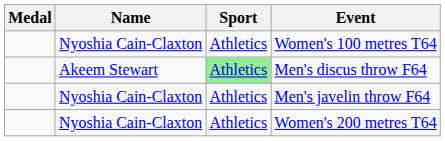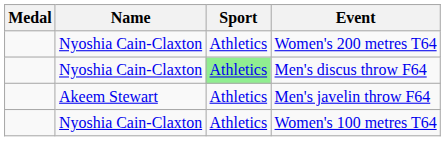rows swapped: (356, 44) <-> (356, 123)
(108, 70) Akeem Stewart -> (131, 70) Nyoshia Cain-Claxton
(131, 96) Nyoshia Cain-Claxton -> (108, 96) Akeem Stewart
